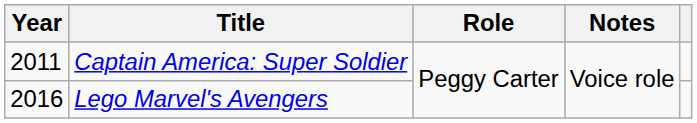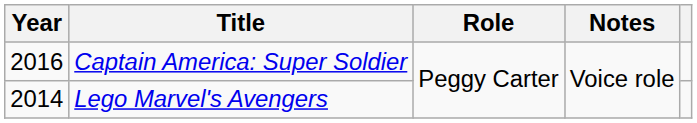(36, 61) 2011 -> (37, 61) 2016
(37, 99) 2016 -> (37, 99) 2014
